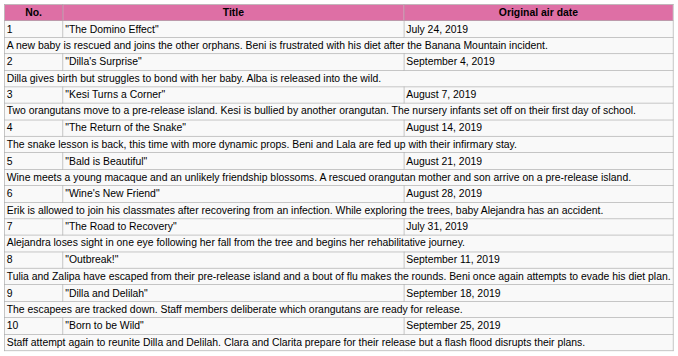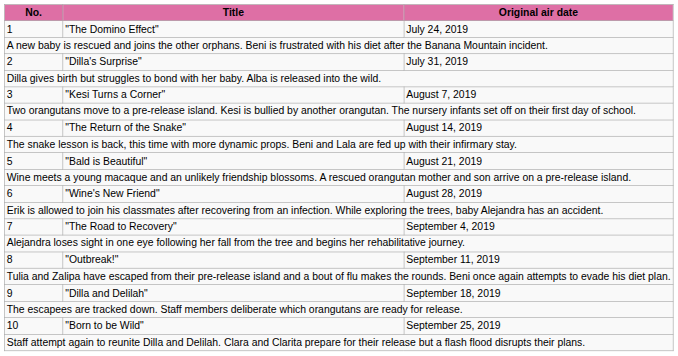(450, 62) September 4, 2019 -> (437, 62) July 31, 2019
(437, 227) July 31, 2019 -> (450, 227) September 4, 2019
